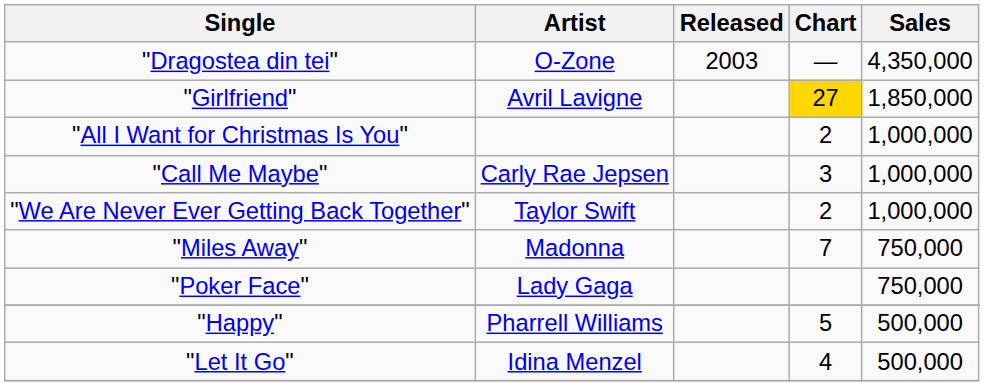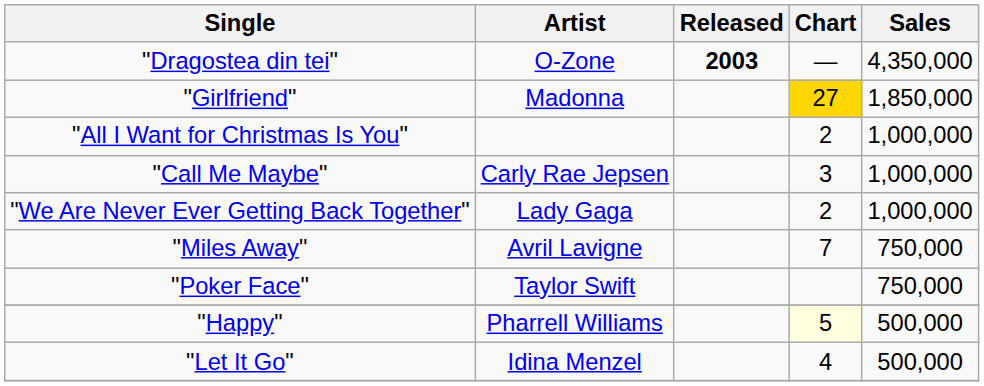(732, 60) normal -> (732, 60) bold
(575, 98) Avril Lavigne -> (575, 98) Madonna
(575, 211) Taylor Swift -> (575, 211) Lady Gaga
(575, 248) Madonna -> (575, 248) Avril Lavigne
(575, 286) Lady Gaga -> (575, 286) Taylor Swift
(826, 323) no background -> (826, 323) lightyellow background
